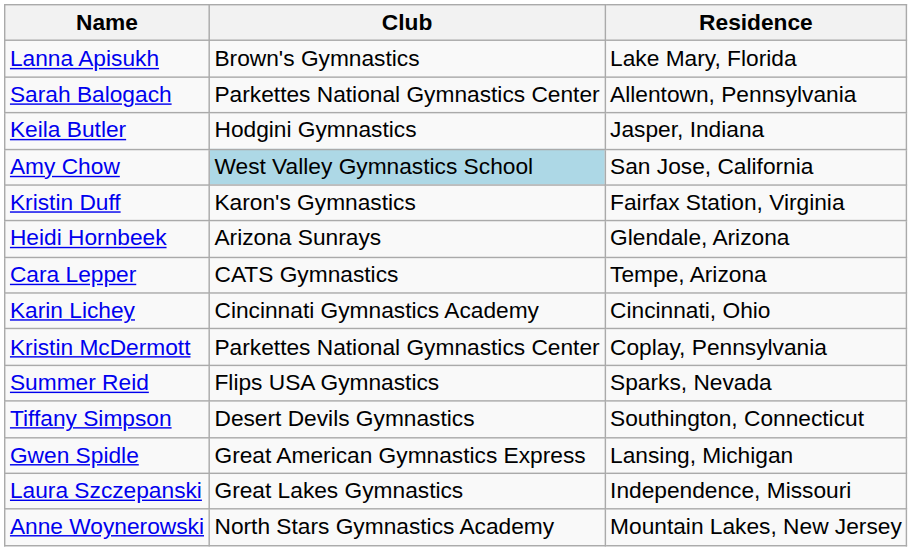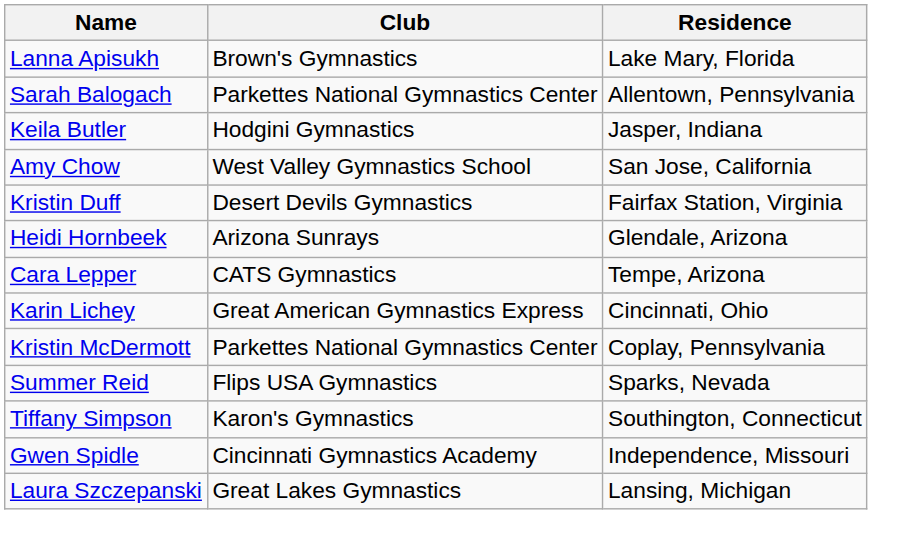(374, 166) lightblue background -> (372, 166) no background
(315, 202) Karon's Gymnastics -> (342, 202) Desert Devils Gymnastics
(377, 310) Cincinnati Gymnastics Academy -> (398, 310) Great American Gymnastics Express
(345, 418) Desert Devils Gymnastics -> (313, 418) Karon's Gymnastics
(400, 454) Great American Gymnastics Express -> (375, 454) Cincinnati Gymnastics Academy
(702, 454) Lansing, Michigan -> (729, 454) Independence, Missouri
(731, 490) Independence, Missouri -> (700, 490) Lansing, Michigan
- row: (107, 526)
